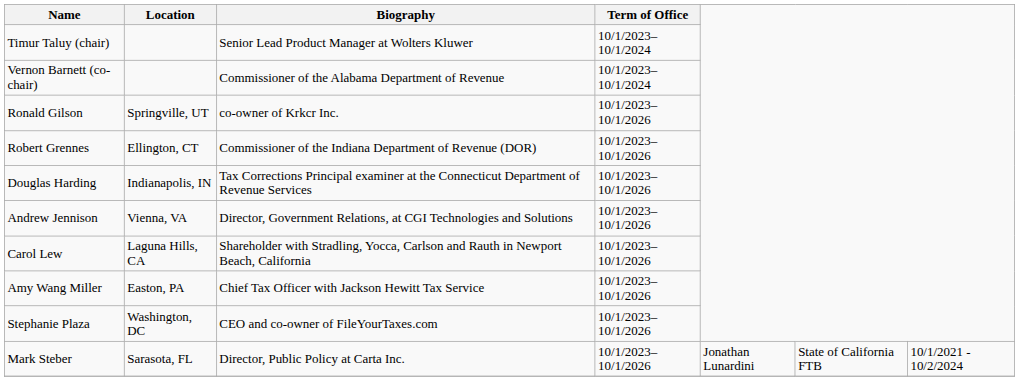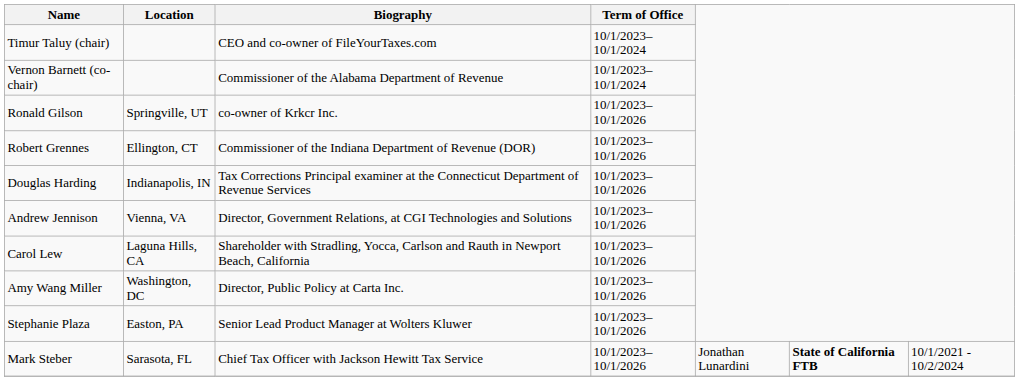(346, 42) Senior Lead Product Manager at Wolters Kluwer -> (327, 42) CEO and co-owner of FileYourTaxes.com
(156, 288) Easton, PA -> (159, 288) Washington, DC
(352, 288) Chief Tax Officer with Jackson Hewitt Tax Service -> (311, 288) Director, Public Policy at Carta Inc.
(160, 323) Washington, DC -> (155, 323) Easton, PA
(328, 323) CEO and co-owner of FileYourTaxes.com -> (345, 323) Senior Lead Product Manager at Wolters Kluwer
(312, 358) Director, Public Policy at Carta Inc. -> (351, 358) Chief Tax Officer with Jackson Hewitt Tax Service
(846, 358) normal -> (844, 358) bold
